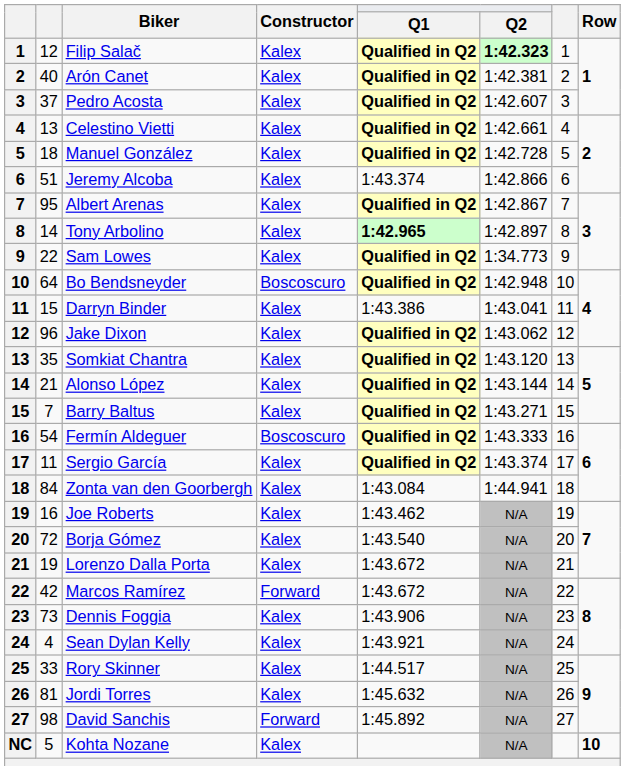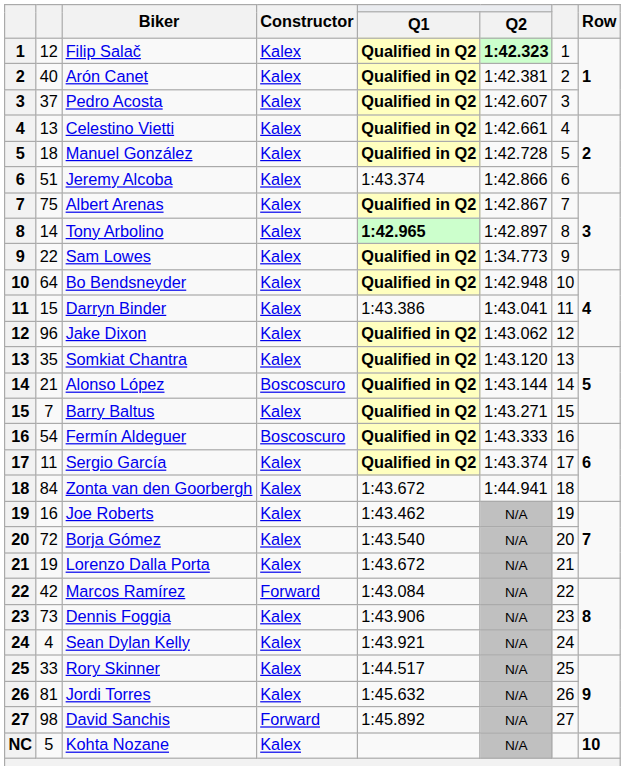(49, 205) 95 -> (49, 205) 75
(303, 282) Boscoscuro -> (281, 282) Kalex
(281, 385) Kalex -> (303, 385) Boscoscuro
(393, 488) 1:43.084 -> (393, 488) 1:43.672
(393, 591) 1:43.672 -> (393, 591) 1:43.084
